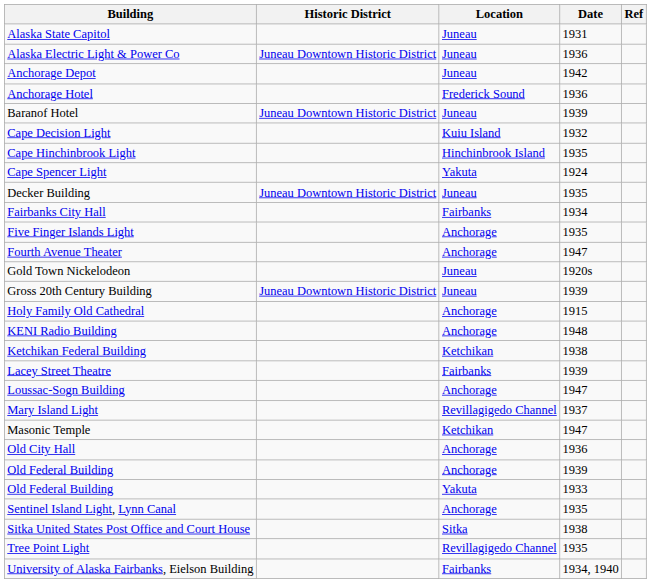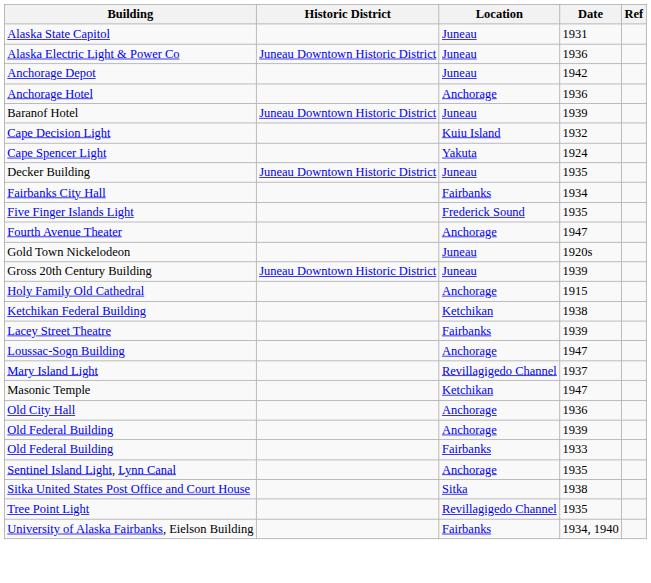(483, 93) Frederick Sound -> (469, 93) Anchorage
- row: (71, 152)
(469, 232) Anchorage -> (483, 212) Frederick Sound
- row: (62, 331)
(459, 489) Yakuta -> (467, 449) Fairbanks
